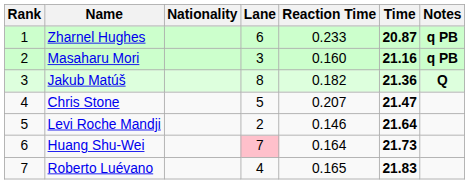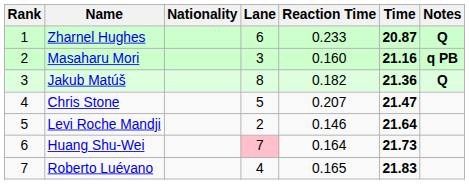(442, 37) q PB -> (442, 37) Q
